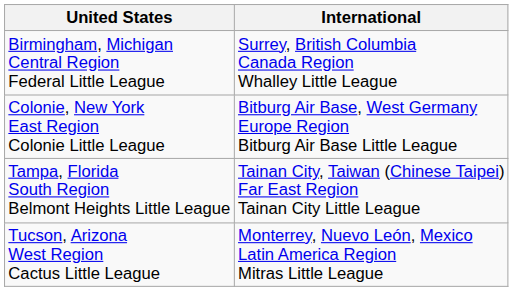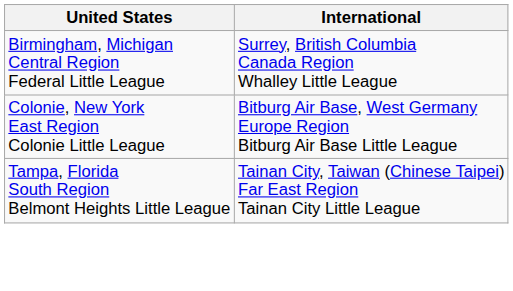- row: (84, 254)
